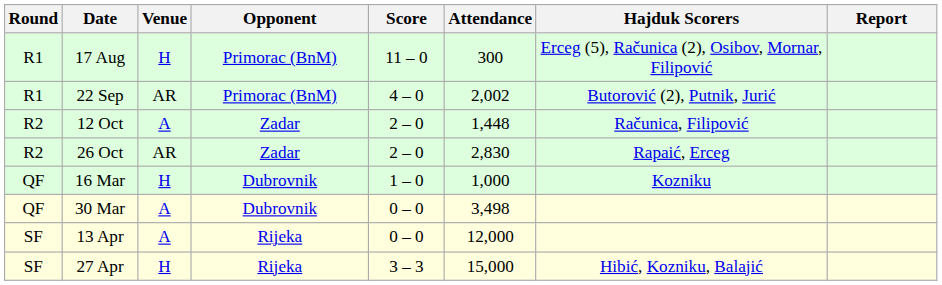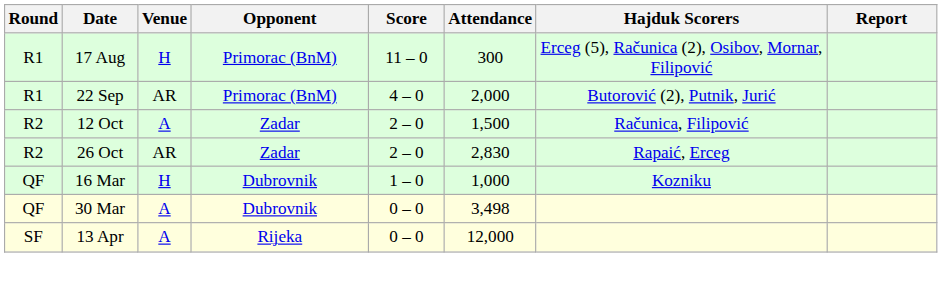(490, 95) 2,002 -> (490, 95) 2,000
(490, 124) 1,448 -> (490, 124) 1,500
- row: (100, 265)
